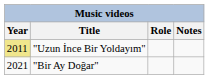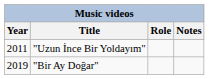(17, 48) khaki background -> (17, 48) no background
(17, 66) 2021 -> (17, 66) 2019
